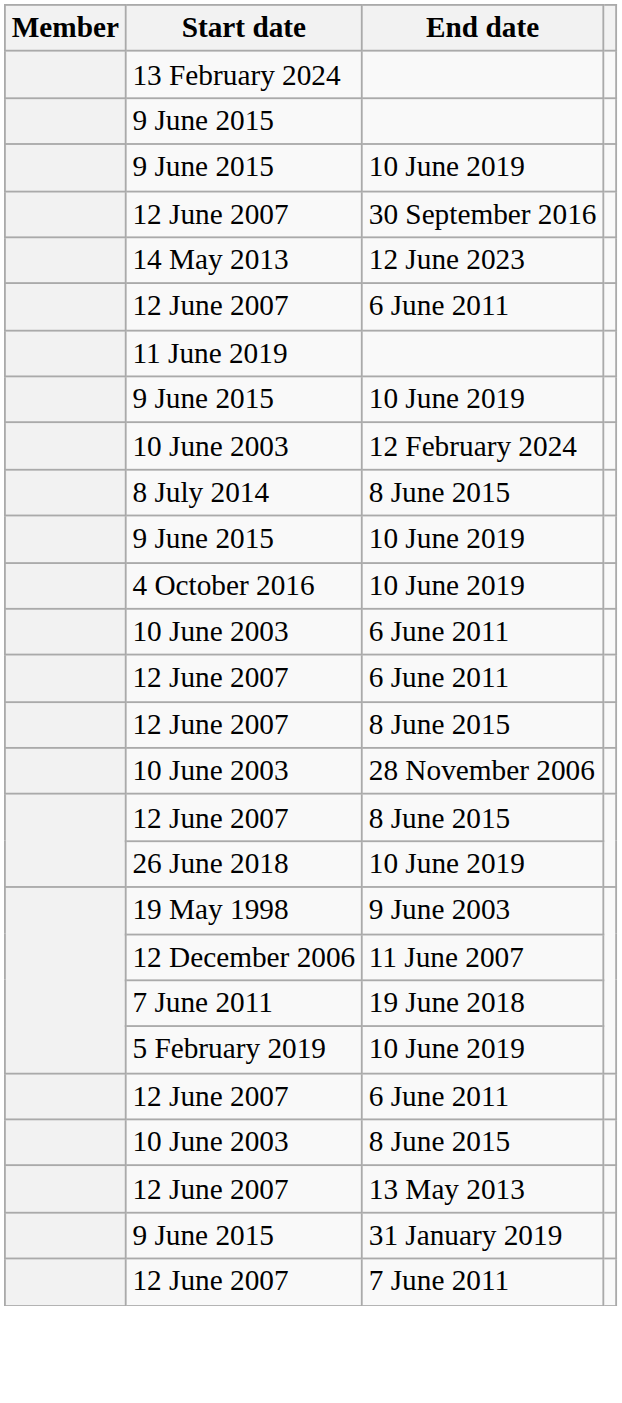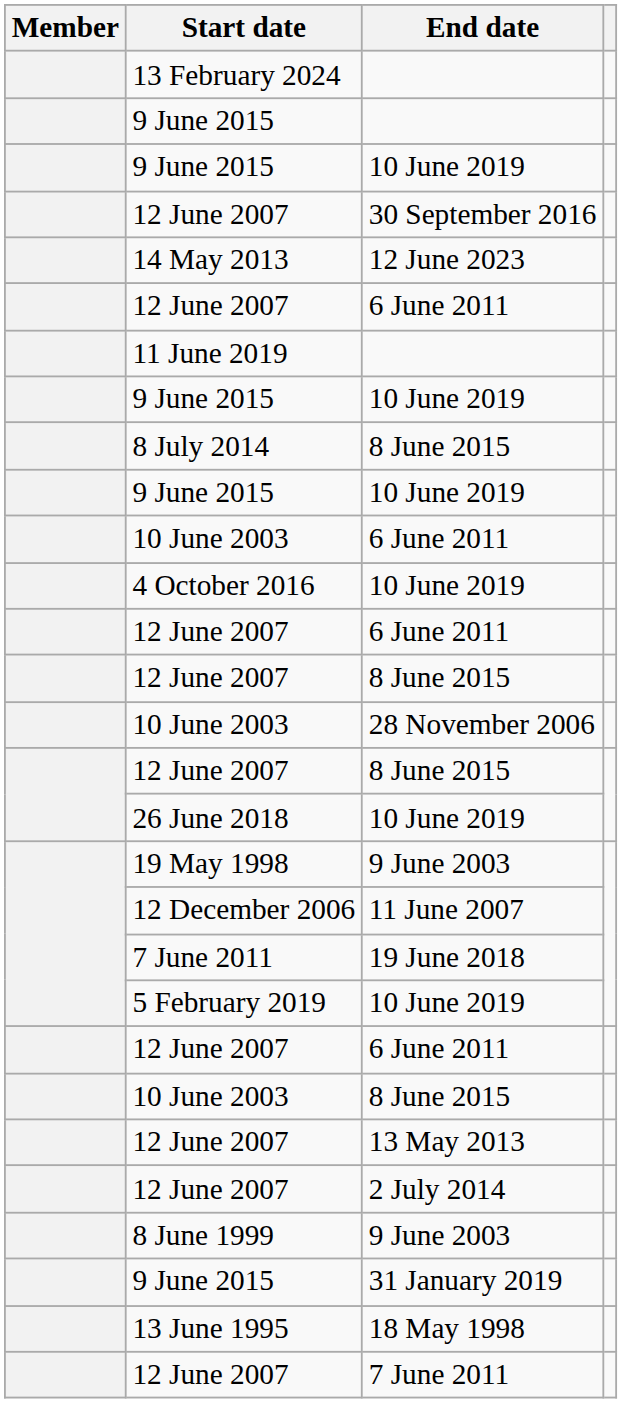- row: (211, 445)
rows swapped: (211, 631) <-> (224, 584)
+ row: (211, 1188)
+ row: (203, 1235)
+ row: (211, 1327)
